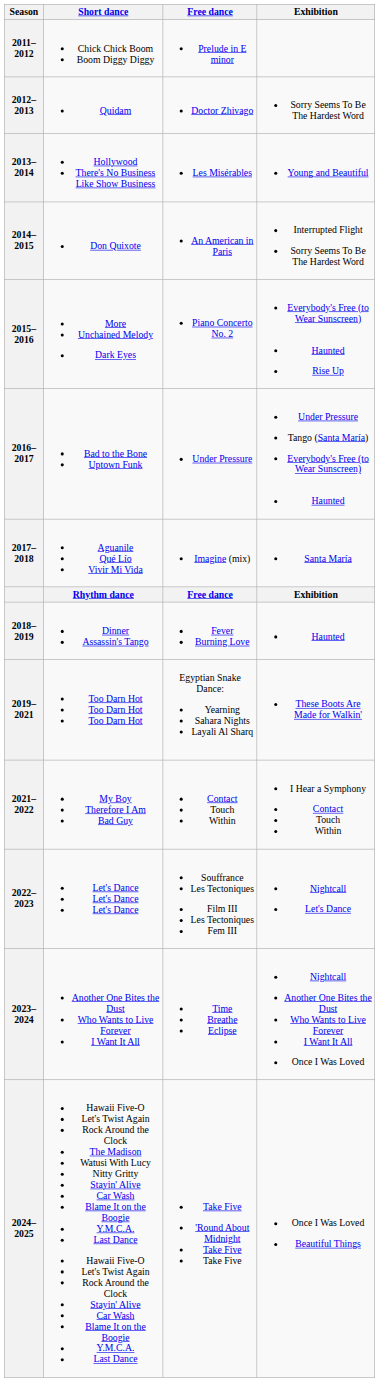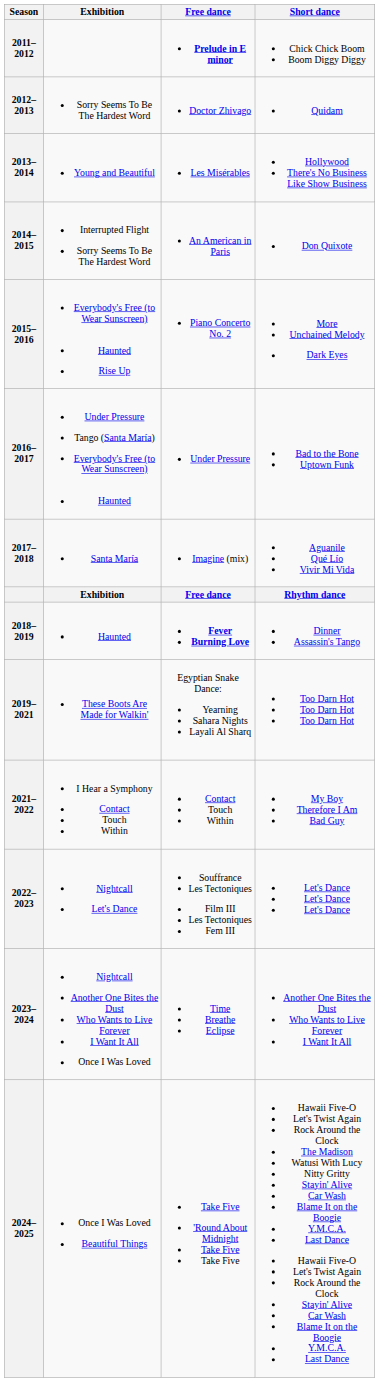columns swapped: (103, 12) <-> (316, 12)
(210, 54) normal -> (208, 54) bold
(210, 636) normal -> (208, 636) bold
